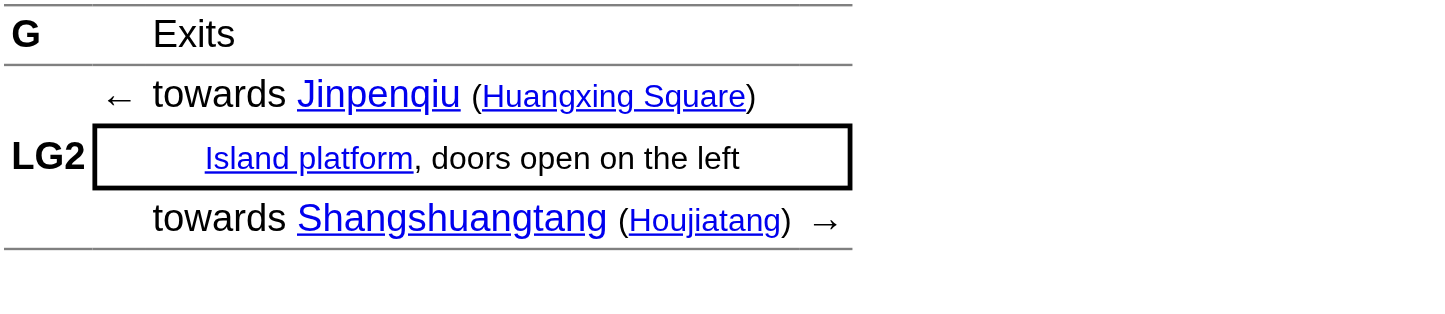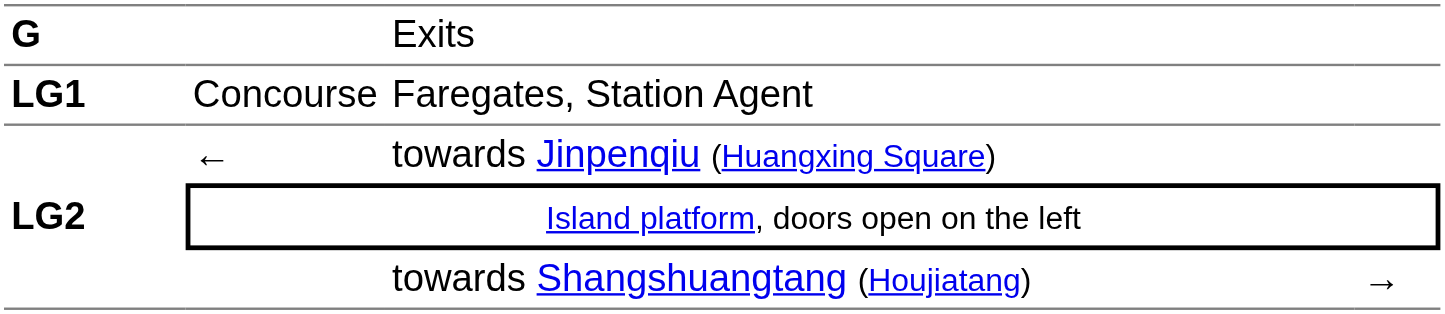+ row: (285, 94)
